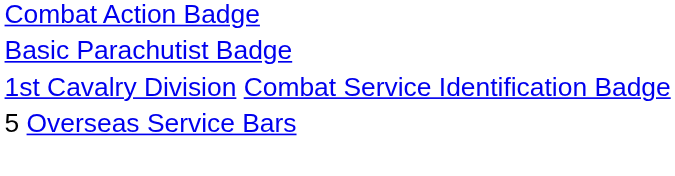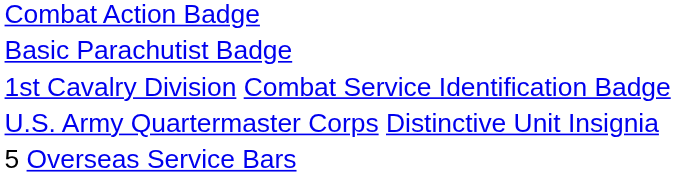+ row: (332, 123)
